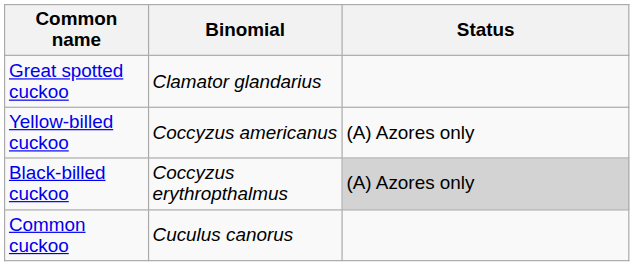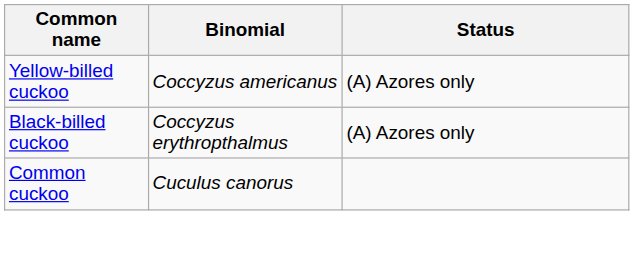- row: (66, 81)
(410, 183) lightgrey background -> (410, 132) no background
